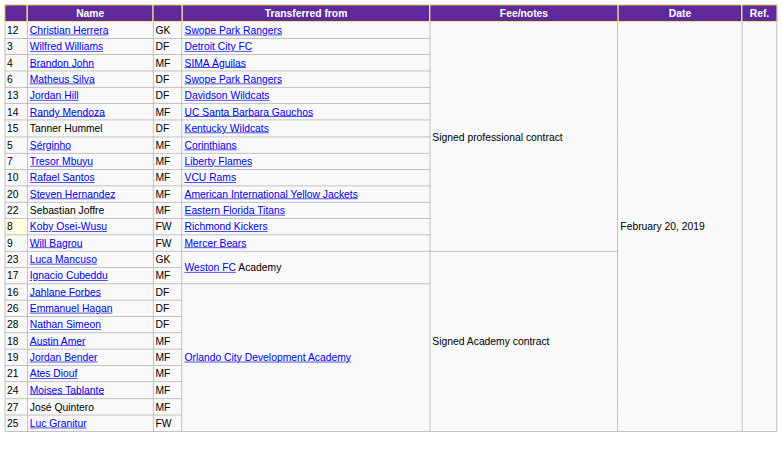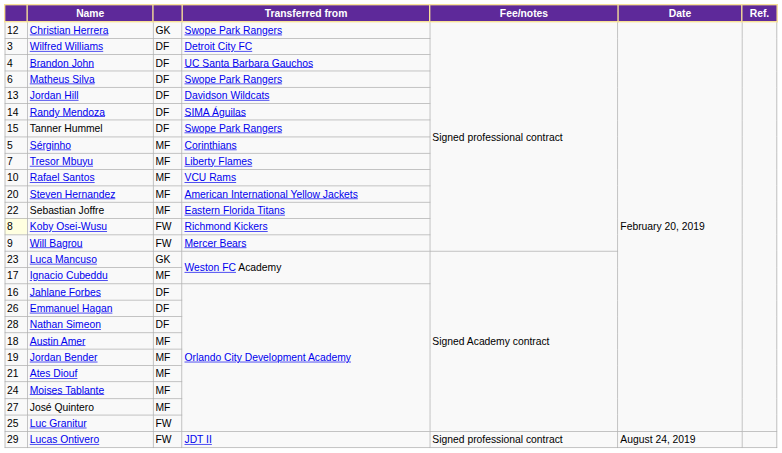(163, 63) MF -> (162, 63) DF
(215, 63) SIMA Águilas -> (249, 63) UC Santa Barbara Gauchos
(163, 112) MF -> (162, 112) DF
(249, 112) UC Santa Barbara Gauchos -> (215, 112) SIMA Águilas
(227, 129) Kentucky Wildcats -> (233, 129) Swope Park Rangers
+ row: (64, 439)
